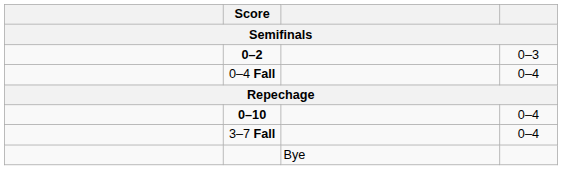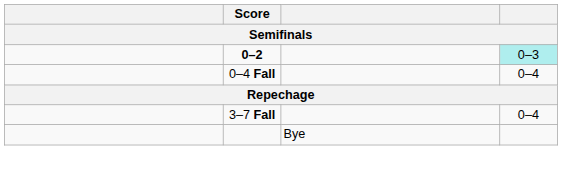(528, 54) no background -> (528, 54) paleturquoise background
- row: (252, 114)
